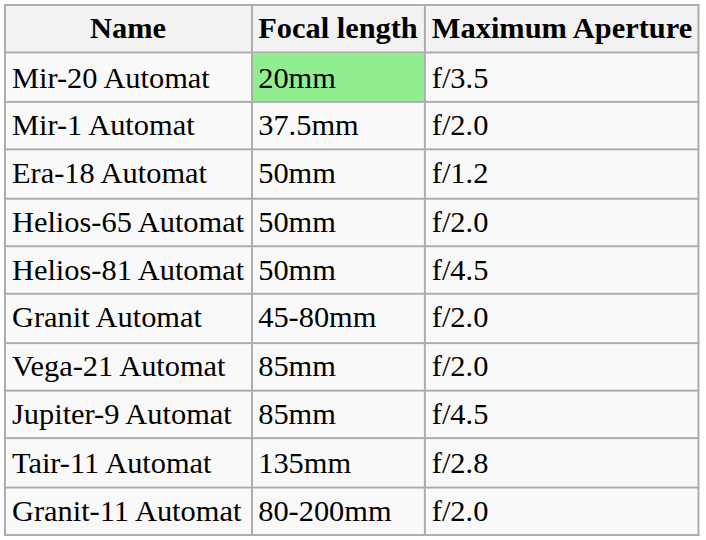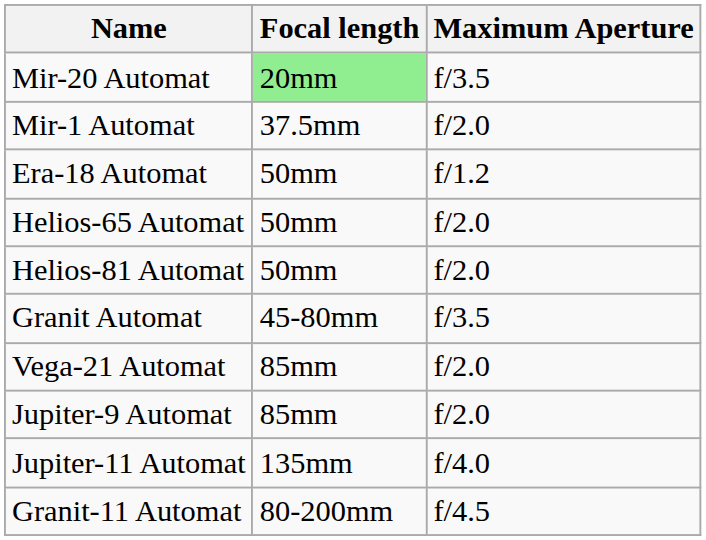(460, 269) f/4.5 -> (462, 269) f/2.0
(460, 317) f/2.0 -> (462, 317) f/3.5
(460, 414) f/4.5 -> (462, 414) f/2.0
+ row: (129, 462)
- row: (112, 462)
(460, 510) f/2.0 -> (462, 510) f/4.5
